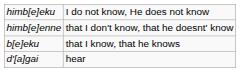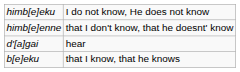rows swapped: (23, 43) <-> (22, 59)
